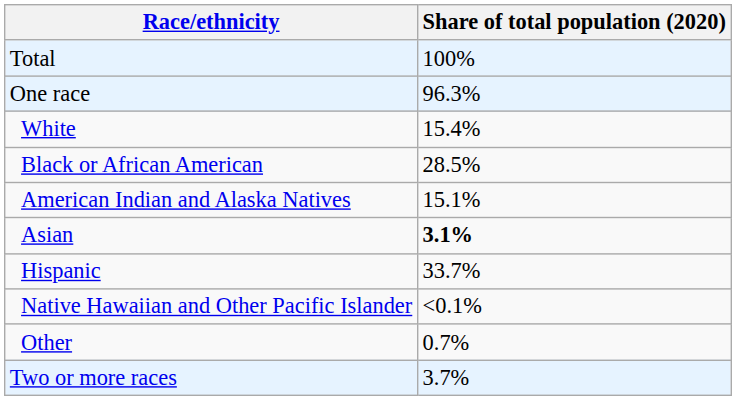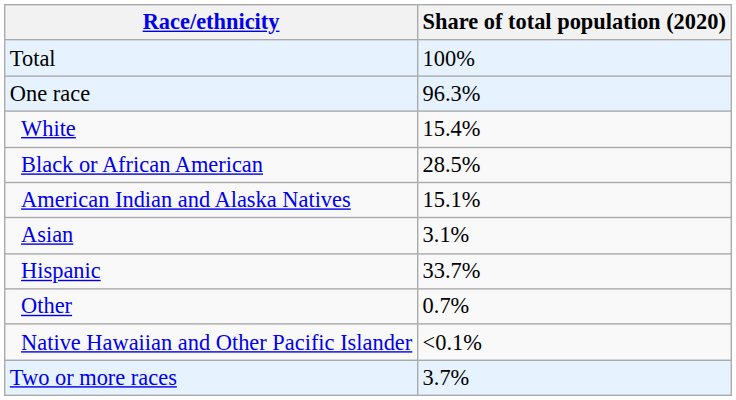(448, 235) bold -> (446, 235) normal
rows swapped: (211, 306) <-> (41, 341)
